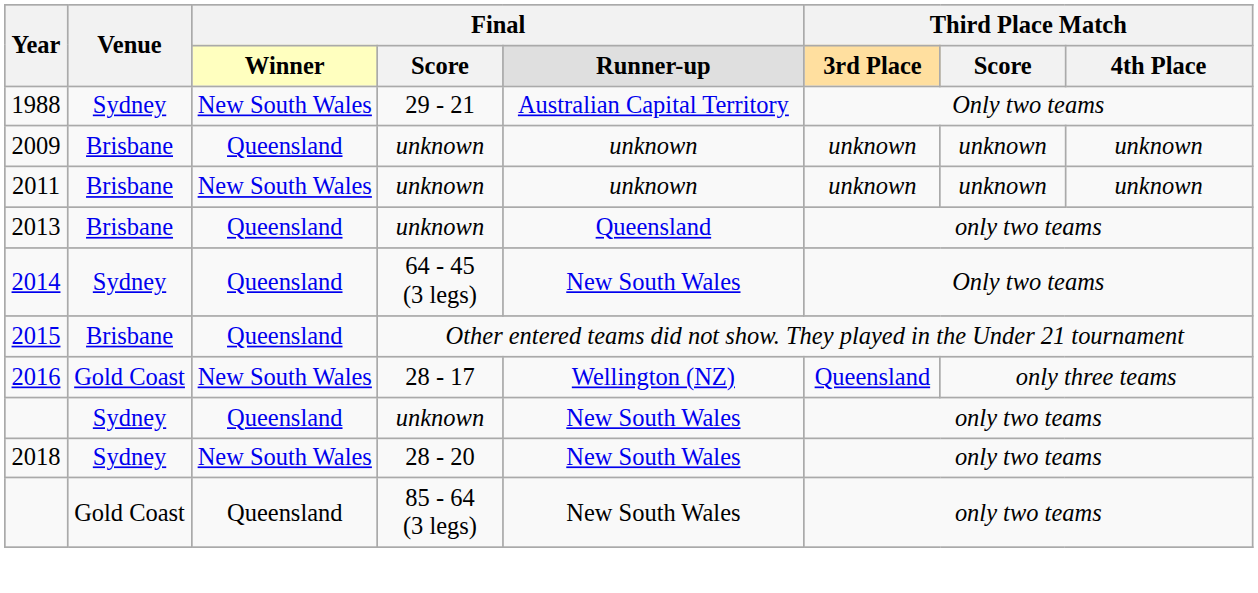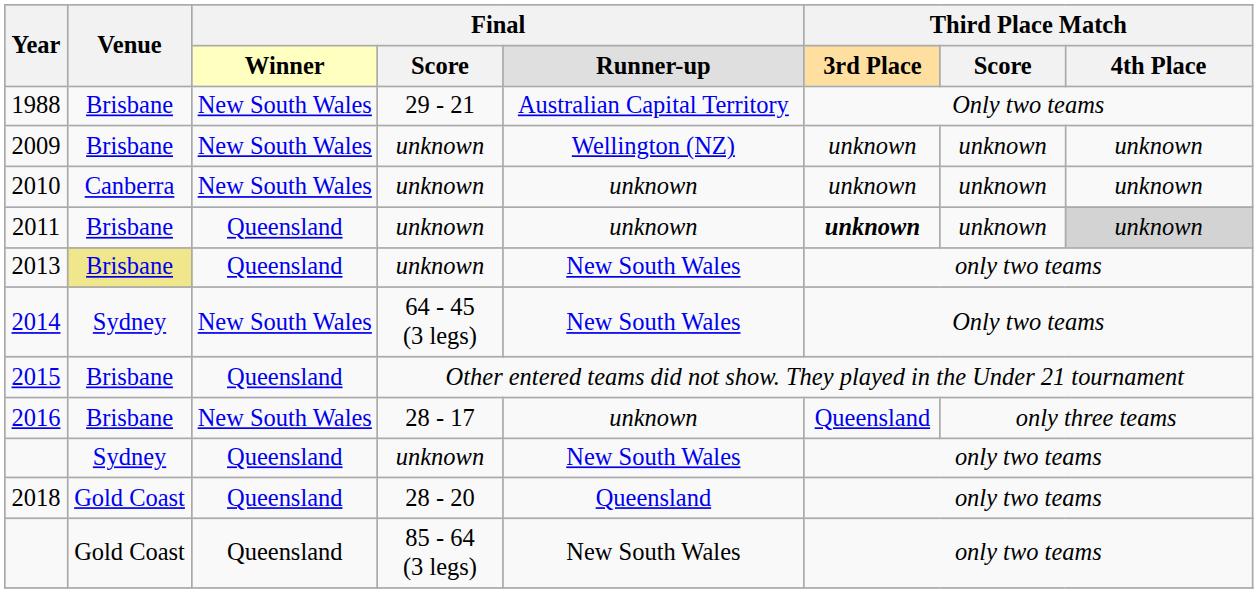(130, 105) Sydney -> (130, 105) Brisbane
(285, 146) Queensland -> (285, 146) New South Wales
(653, 146) unknown -> (653, 146) Wellington (NZ)
+ row: (36, 186)
(285, 186) New South Wales -> (285, 226) Queensland
(872, 186) normal -> (872, 226) bold
(1159, 186) no background -> (1159, 226) lightgrey background
(130, 226) no background -> (130, 267) khaki background
(653, 226) Queensland -> (653, 267) New South Wales
(285, 281) Queensland -> (285, 322) New South Wales
(130, 376) Gold Coast -> (130, 417) Brisbane
(653, 376) Wellington (NZ) -> (653, 417) unknown
(130, 457) Sydney -> (130, 498) Gold Coast
(285, 457) New South Wales -> (285, 498) Queensland
(653, 457) New South Wales -> (653, 498) Queensland
